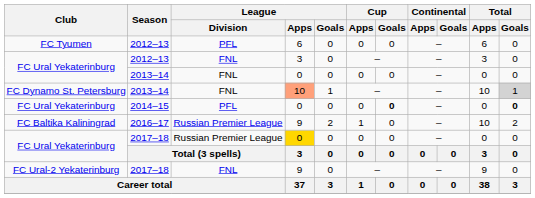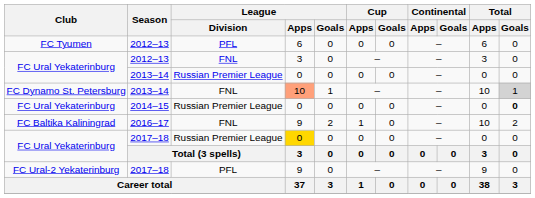(228, 75) FNL -> (228, 75) Russian Premier League
(228, 106) PFL -> (228, 106) Russian Premier League
(392, 106) bold -> (392, 106) normal
(228, 122) Russian Premier League -> (228, 122) FNL
(228, 169) FNL -> (228, 169) PFL
